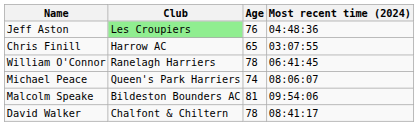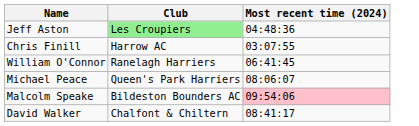- column: (255, 13)
(294, 96) no background -> (270, 96) pink background
